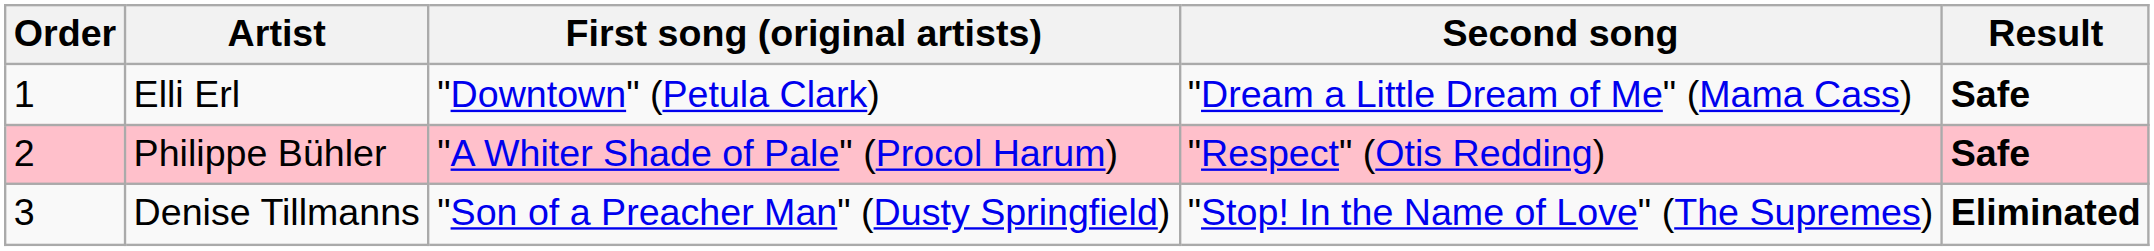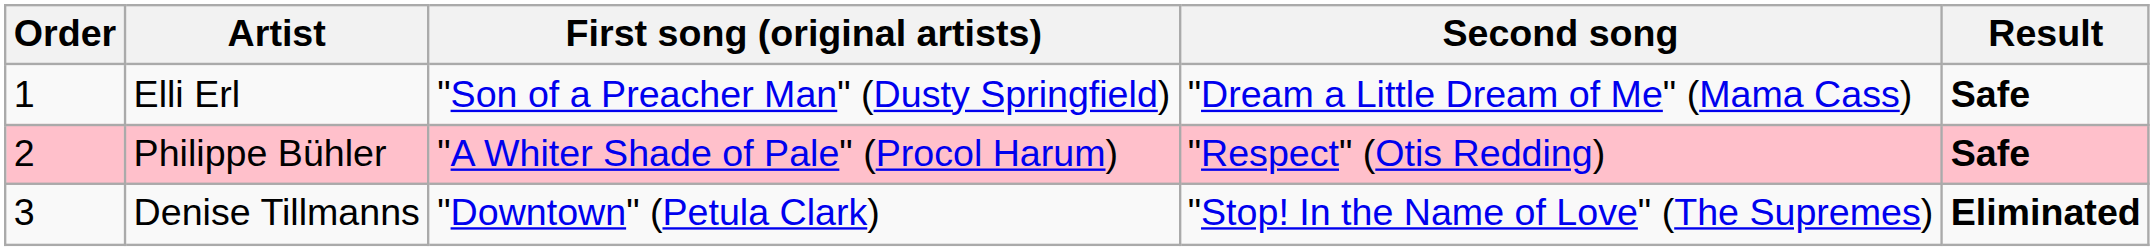(658, 93) "Downtown" (Petula Clark) -> (804, 93) "Son of a Preacher Man" (Dusty Springfield)
(804, 213) "Son of a Preacher Man" (Dusty Springfield) -> (658, 213) "Downtown" (Petula Clark)
